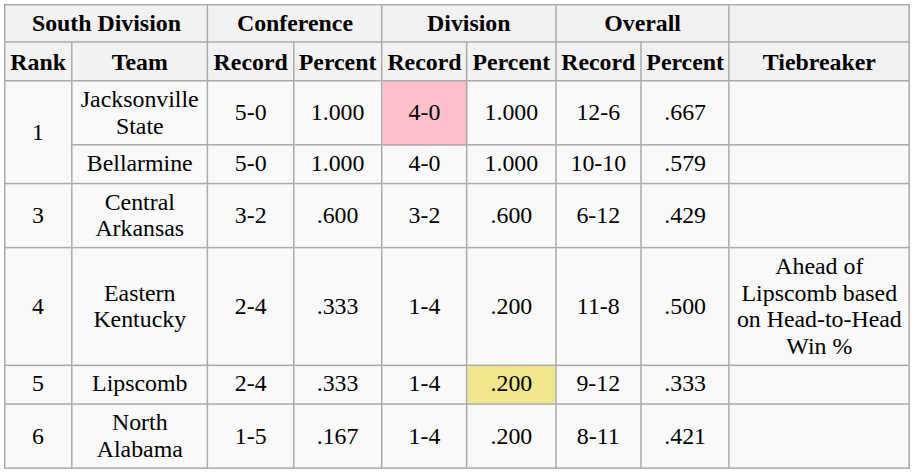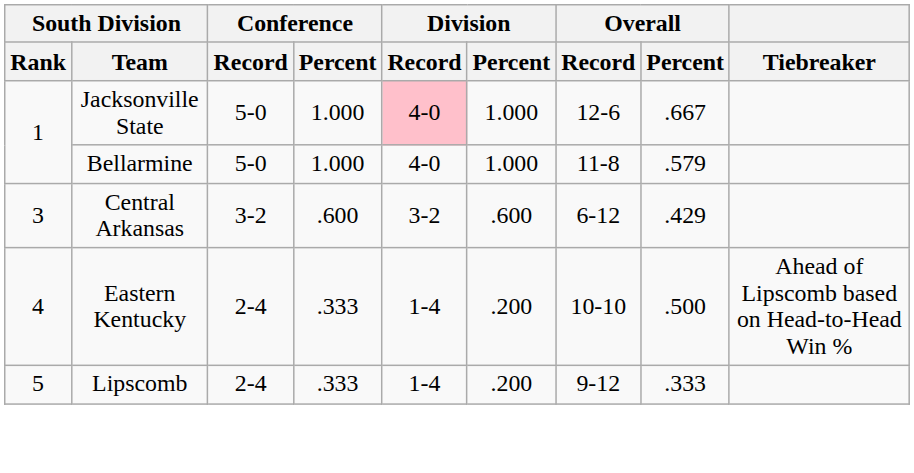(598, 163) 10-10 -> (598, 163) 11-8
(598, 306) 11-8 -> (598, 306) 10-10
(511, 384) khaki background -> (511, 384) no background
- row: (140, 435)
